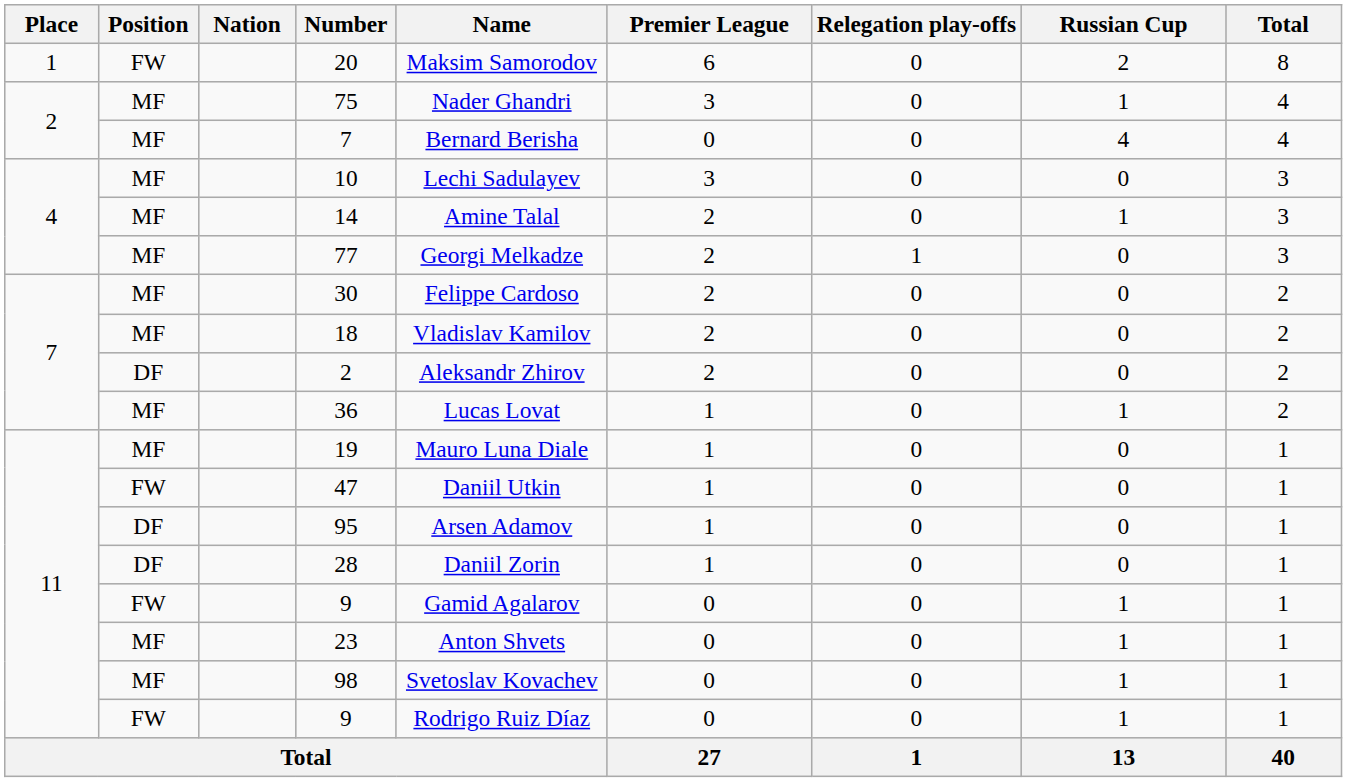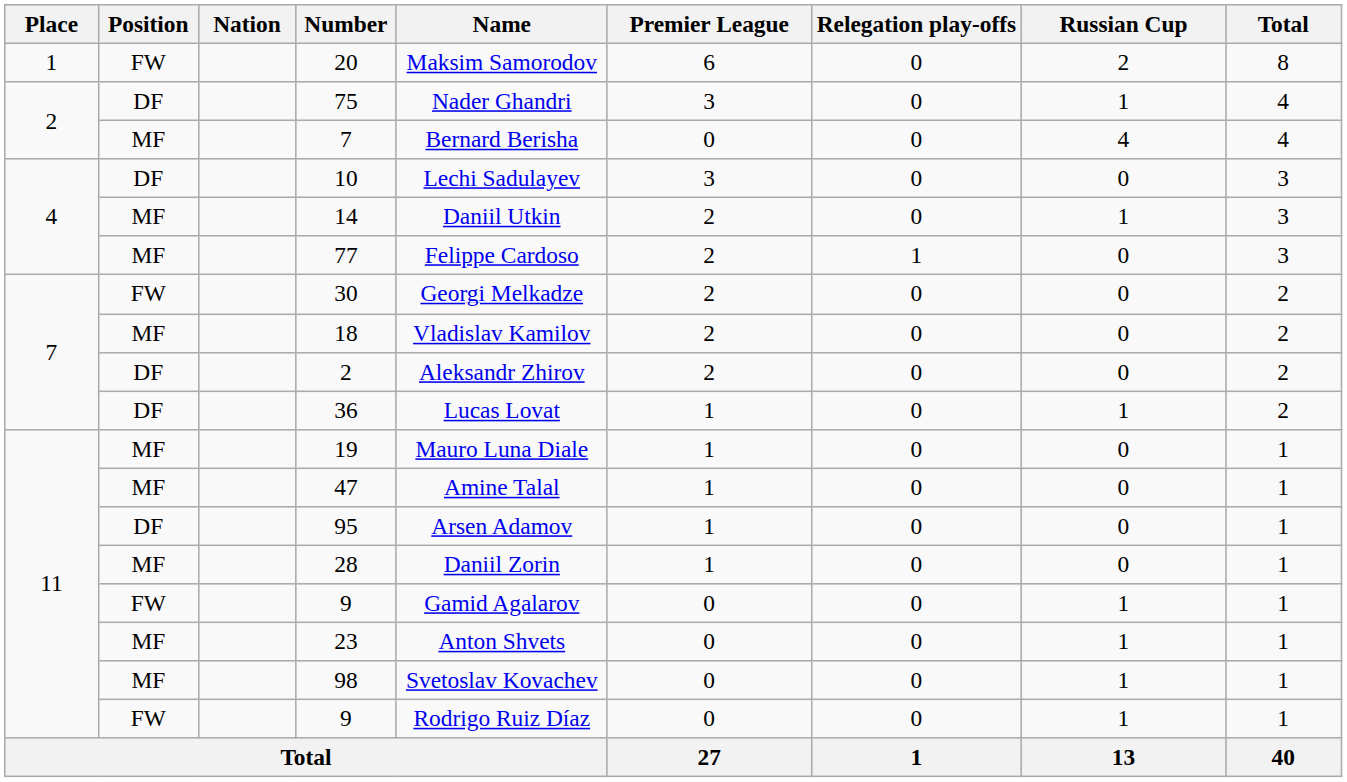(148, 101) MF -> (148, 101) DF
(148, 178) MF -> (148, 178) DF
(502, 216) Amine Talal -> (502, 216) Daniil Utkin
(502, 255) Georgi Melkadze -> (502, 255) Felippe Cardoso
(148, 294) MF -> (148, 294) FW
(502, 294) Felippe Cardoso -> (502, 294) Georgi Melkadze
(148, 409) MF -> (148, 409) DF
(148, 487) FW -> (148, 487) MF
(502, 487) Daniil Utkin -> (502, 487) Amine Talal
(148, 564) DF -> (148, 564) MF
